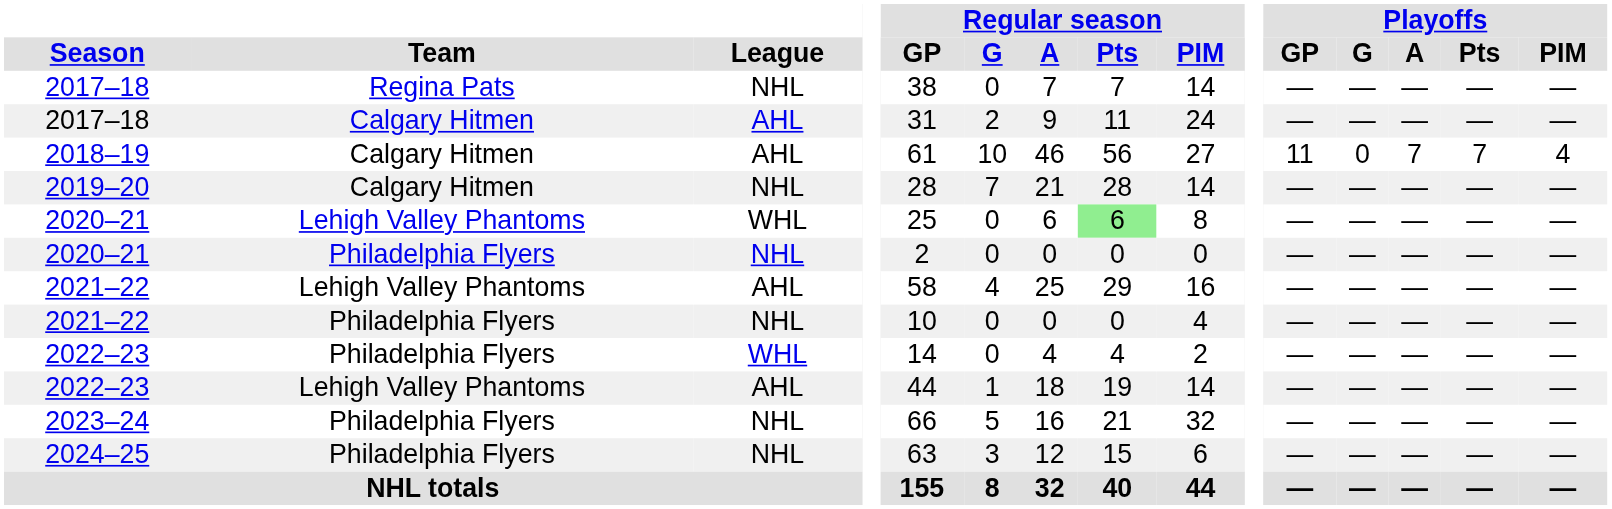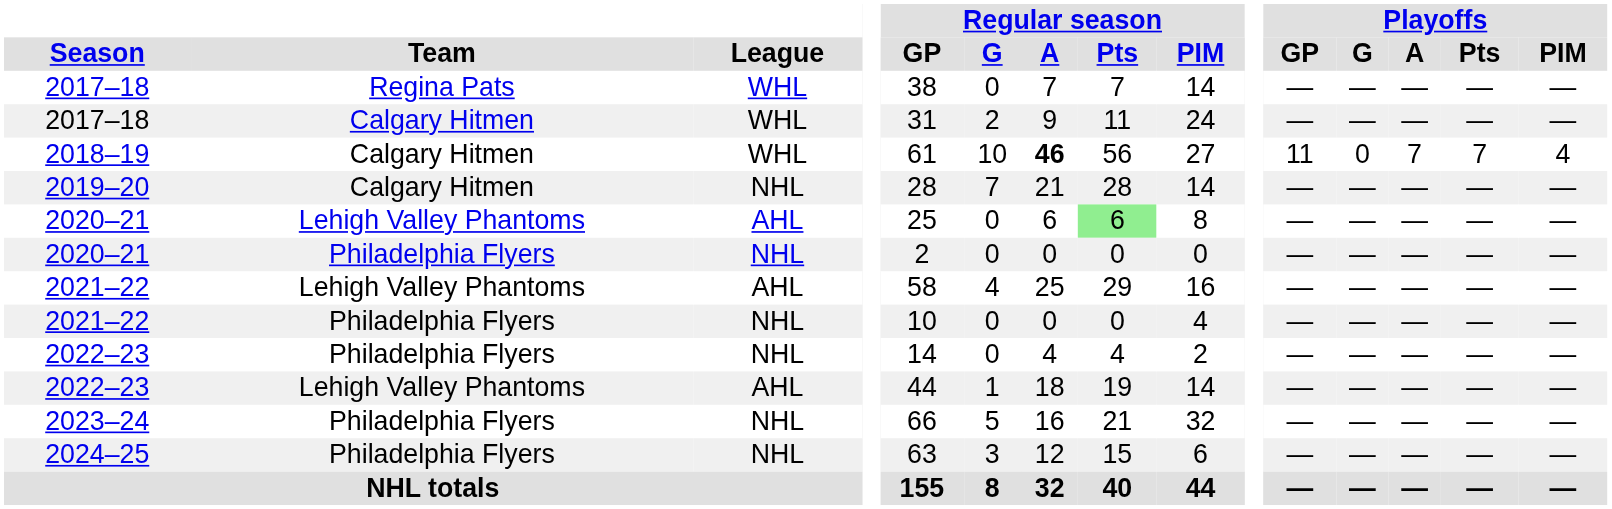(777, 87) NHL -> (777, 87) WHL
(777, 120) AHL -> (777, 120) WHL
(777, 153) AHL -> (777, 153) WHL
(1050, 153) normal -> (1050, 153) bold
(777, 220) WHL -> (777, 220) AHL
(777, 354) WHL -> (777, 354) NHL
